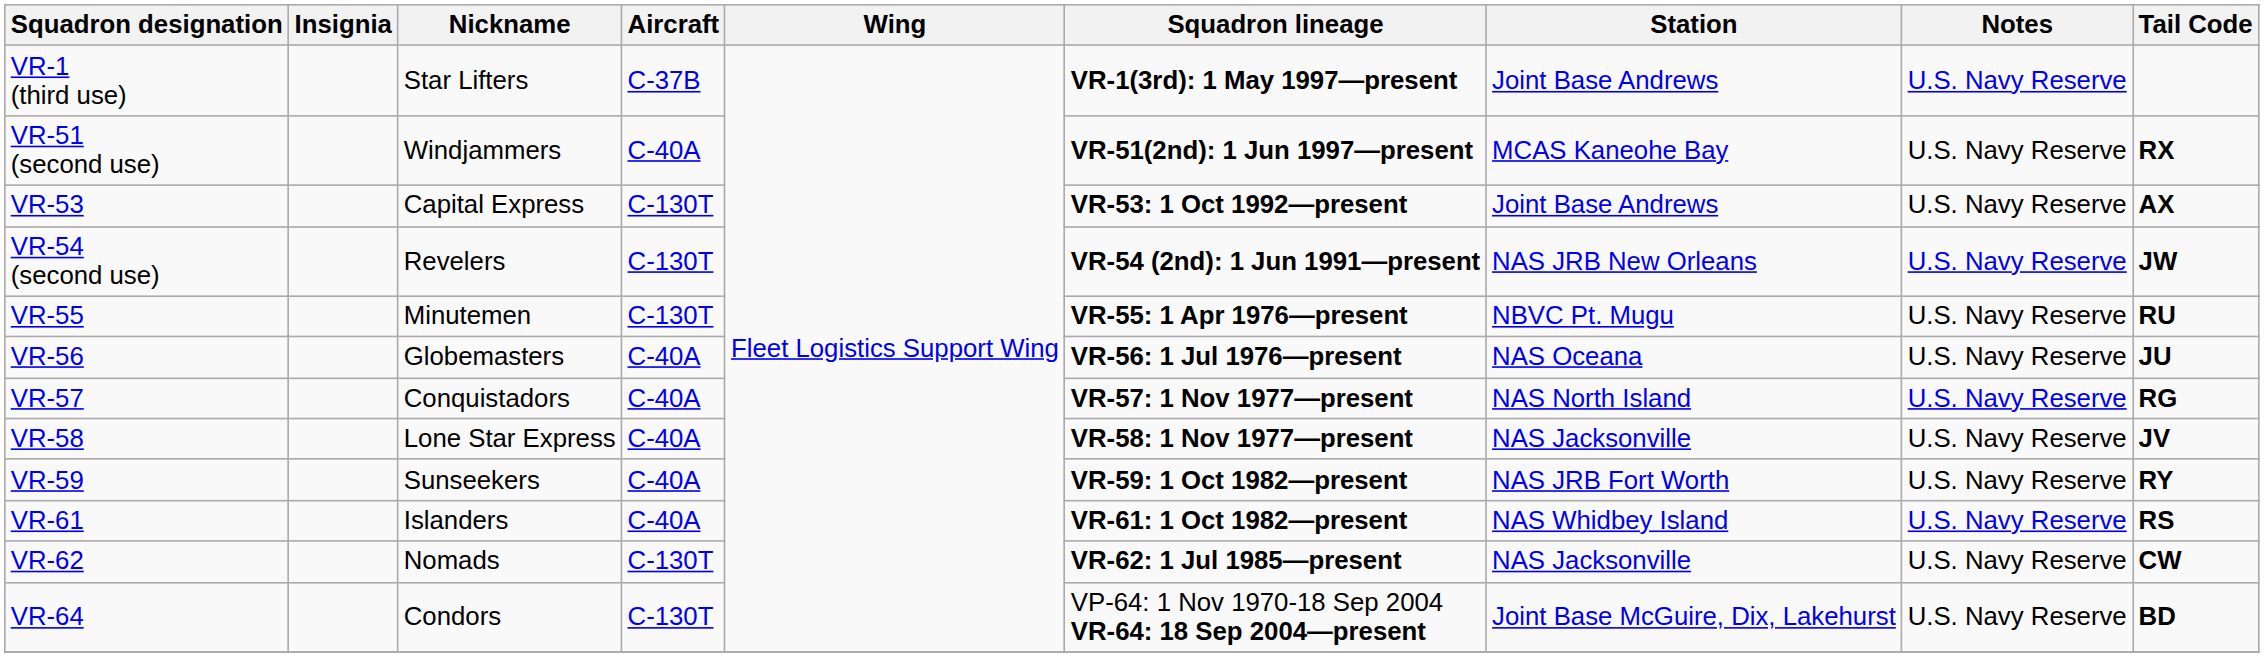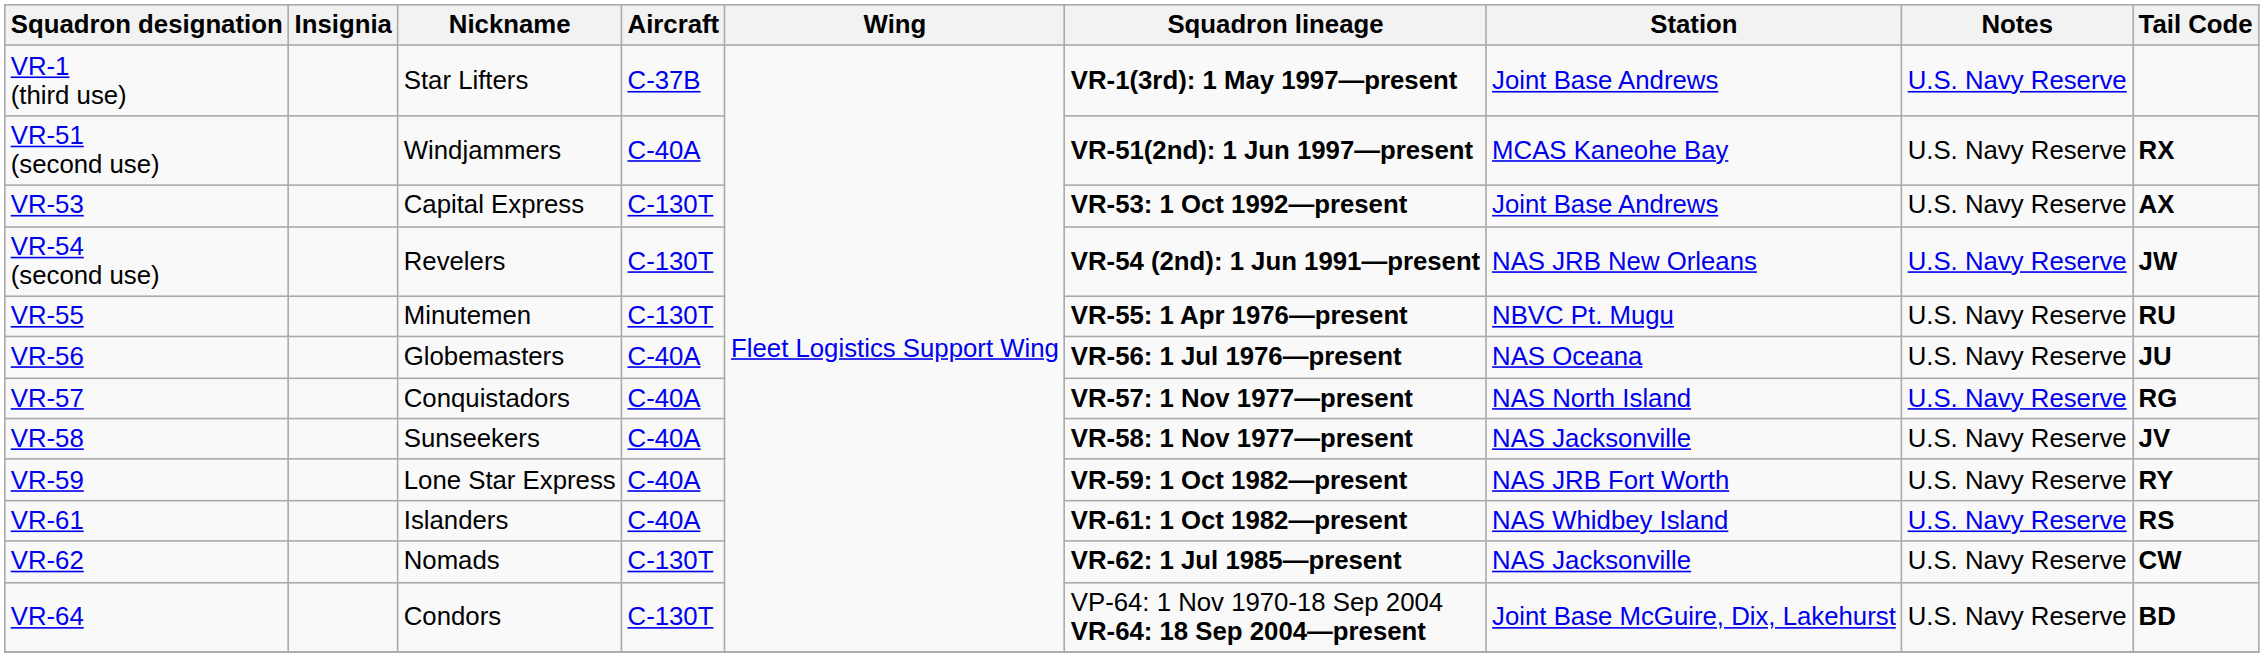(510, 438) Lone Star Express -> (472, 438) Sunseekers
(472, 479) Sunseekers -> (510, 479) Lone Star Express
